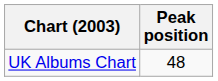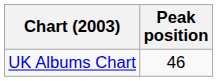(176, 62) 48 -> (176, 62) 46
